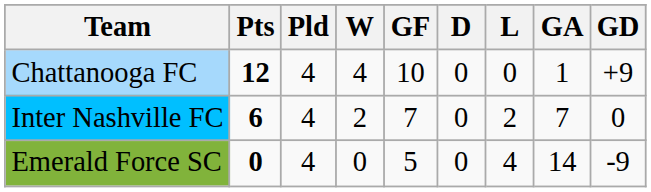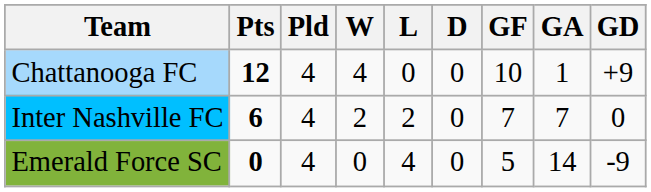columns swapped: (510, 27) <-> (410, 27)
